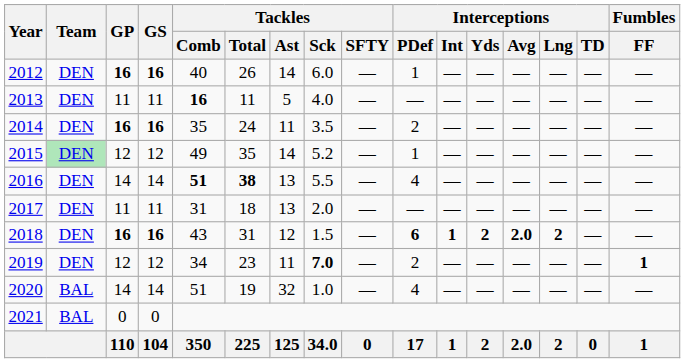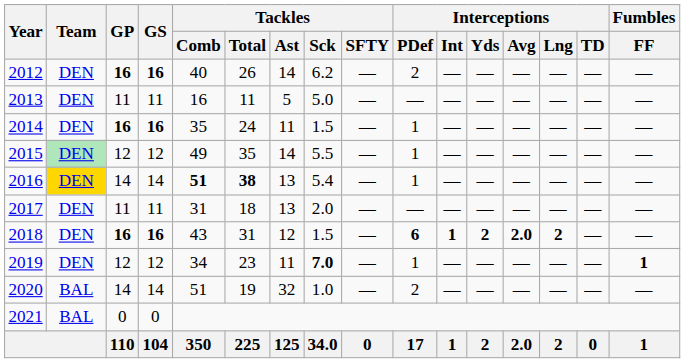(323, 72) 6.0 -> (323, 72) 6.2
(415, 72) 1 -> (415, 72) 2
(198, 99) bold -> (198, 99) normal
(323, 99) 4.0 -> (323, 99) 5.0
(323, 126) 3.5 -> (323, 126) 1.5
(415, 126) 2 -> (415, 126) 1
(323, 153) 5.2 -> (323, 153) 5.5
(76, 180) no background -> (76, 180) gold background
(323, 180) 5.5 -> (323, 180) 5.4
(415, 180) 4 -> (415, 180) 1
(415, 262) 2 -> (415, 262) 1
(415, 289) 4 -> (415, 289) 2
